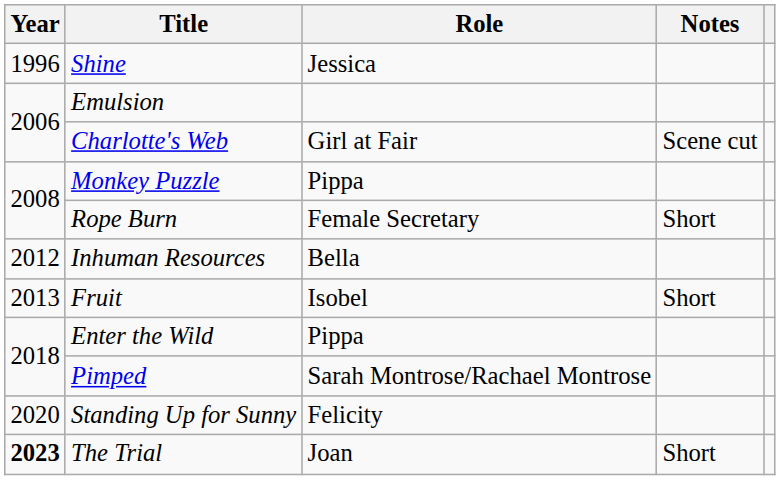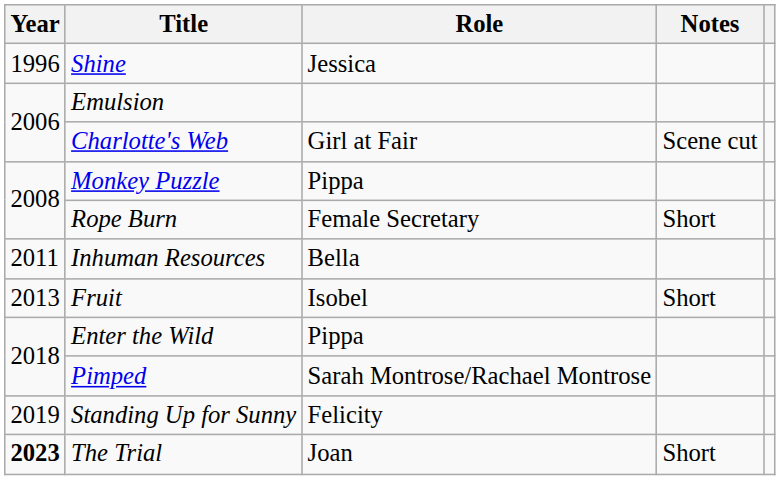(35, 258) 2012 -> (35, 258) 2011
(35, 414) 2020 -> (35, 414) 2019
